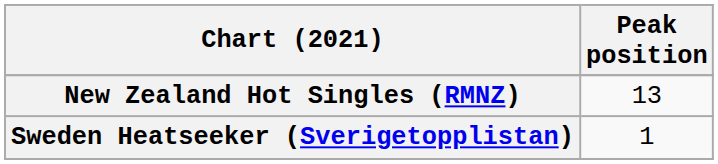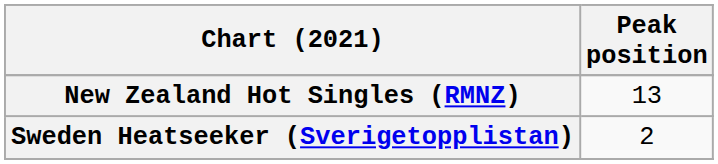(647, 138) 1 -> (647, 138) 2
